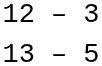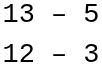rows swapped: (51, 54) <-> (51, 15)
